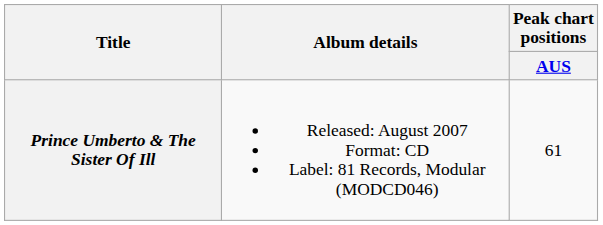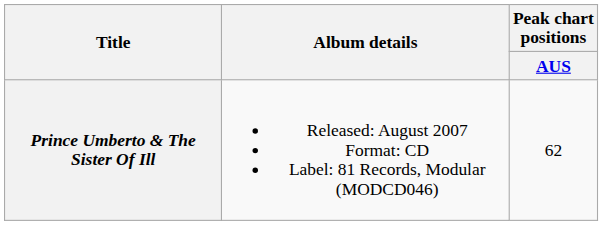(553, 149) 61 -> (553, 149) 62
